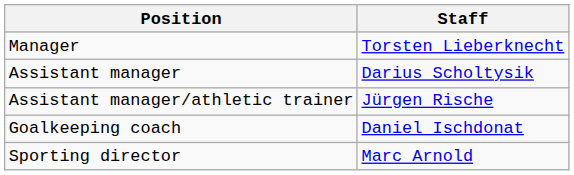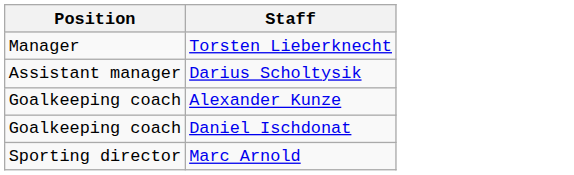- row: (427, 101)
+ row: (265, 101)
